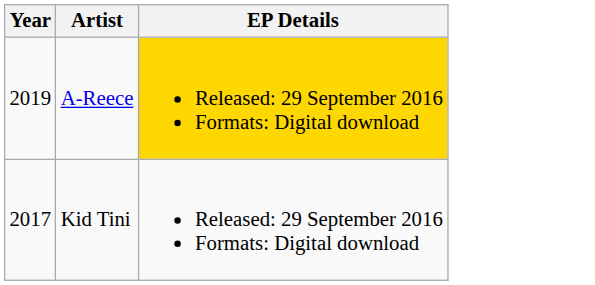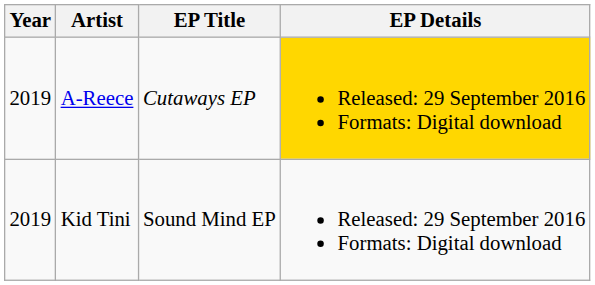+ column: (209, 20)
(30, 219) 2017 -> (30, 219) 2019
